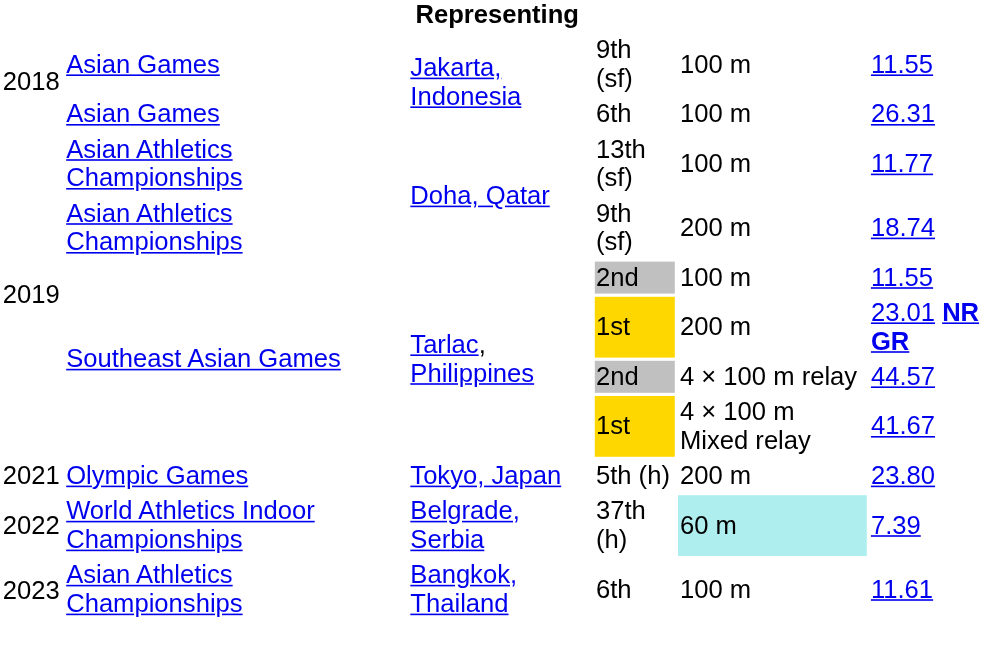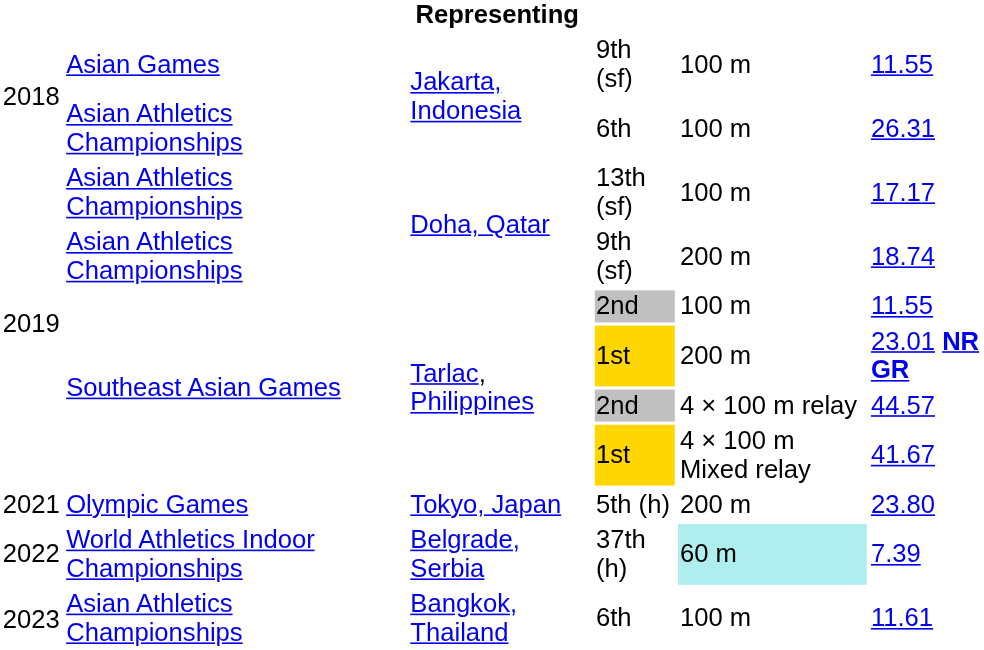(143, 114) Asian Games -> (154, 128) Asian Athletics Championships
(902, 163) 11.77 -> (903, 192) 17.17
